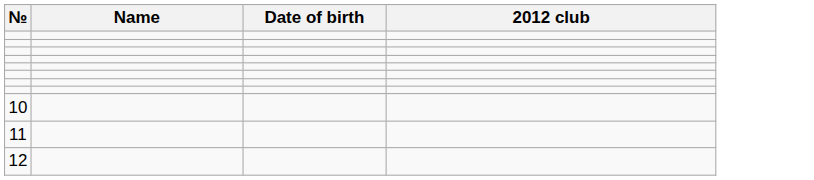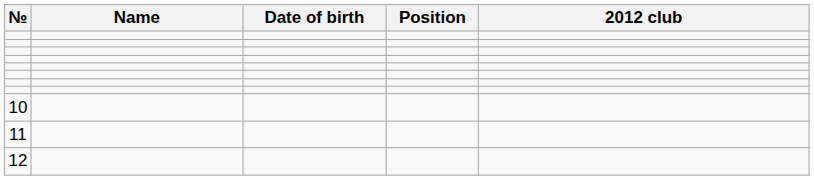+ column: (432, 17)
